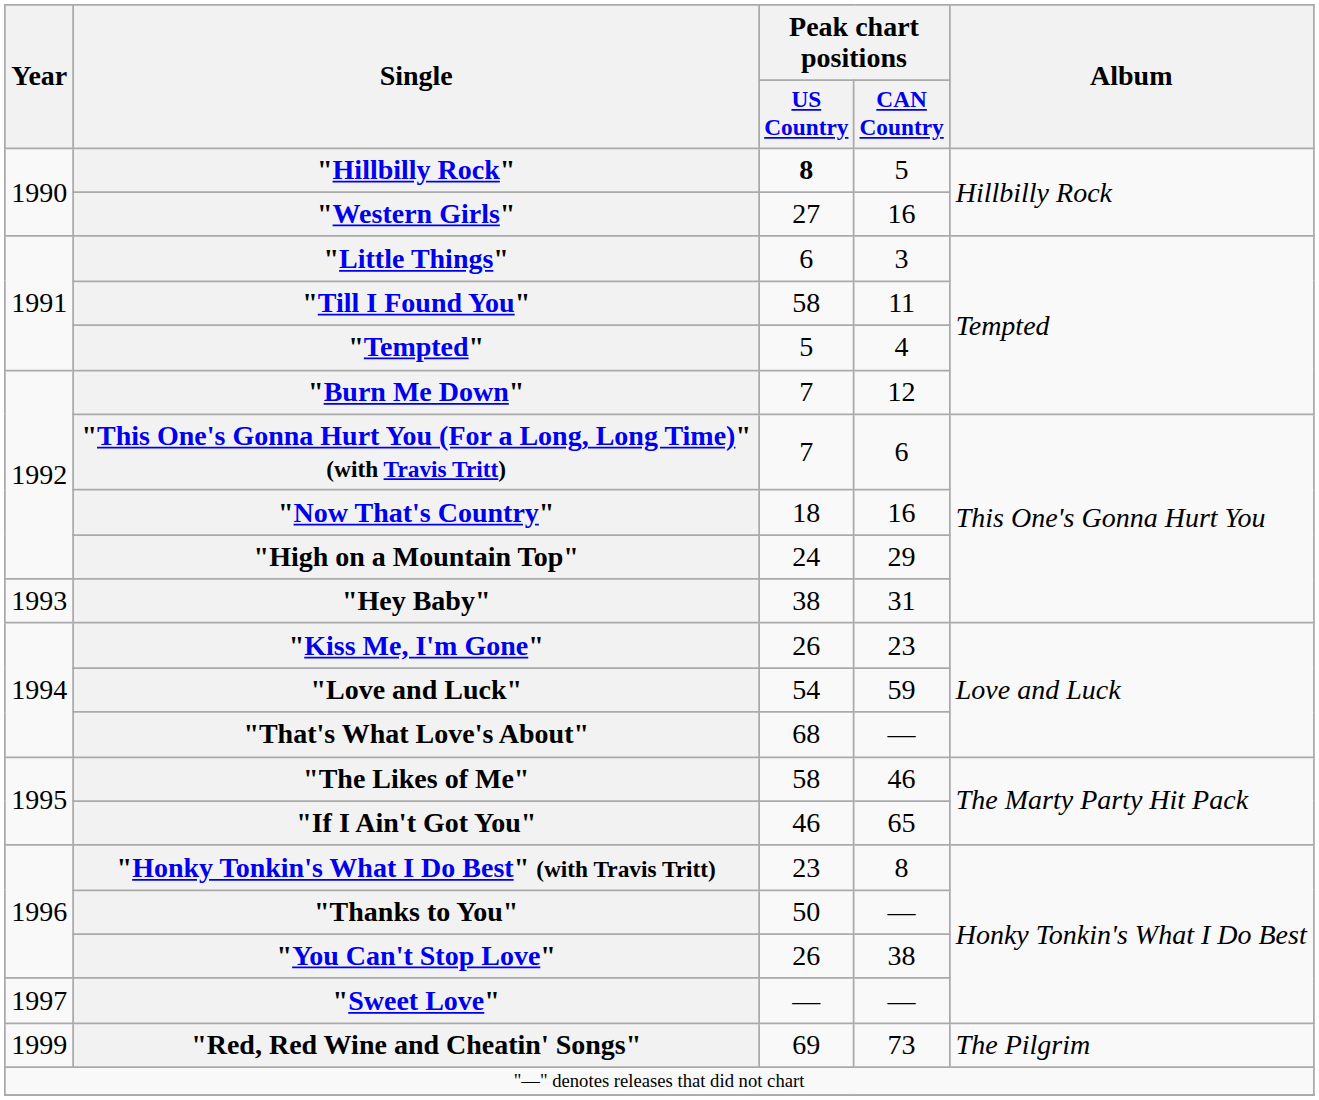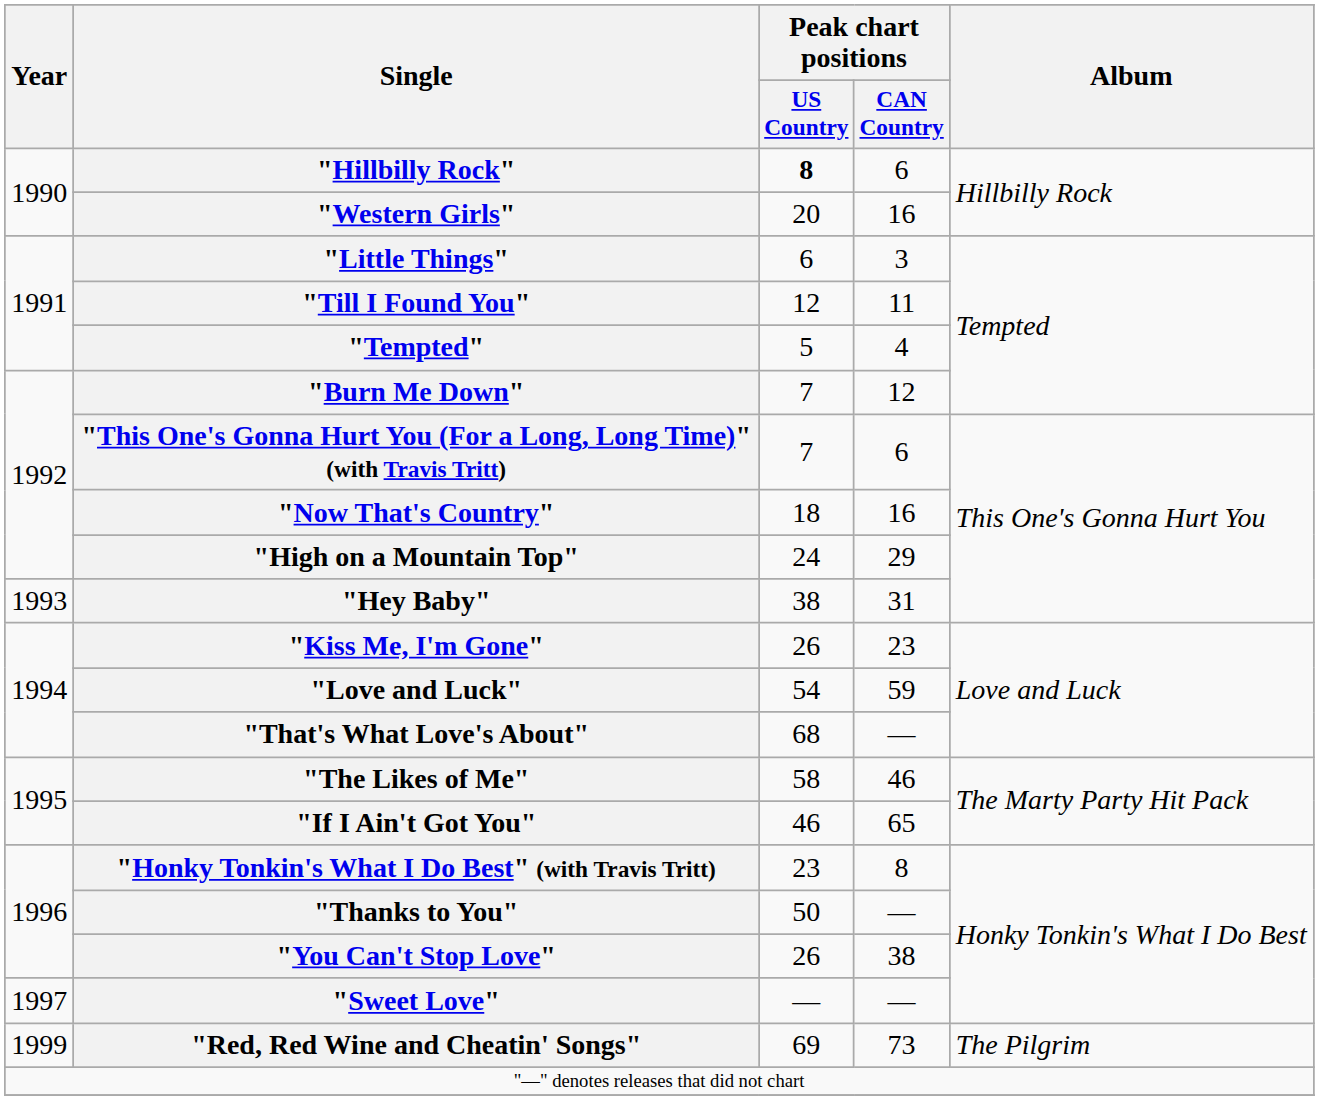(902, 169) 5 -> (902, 169) 6
(806, 214) 27 -> (806, 214) 20
(806, 302) 58 -> (806, 302) 12
